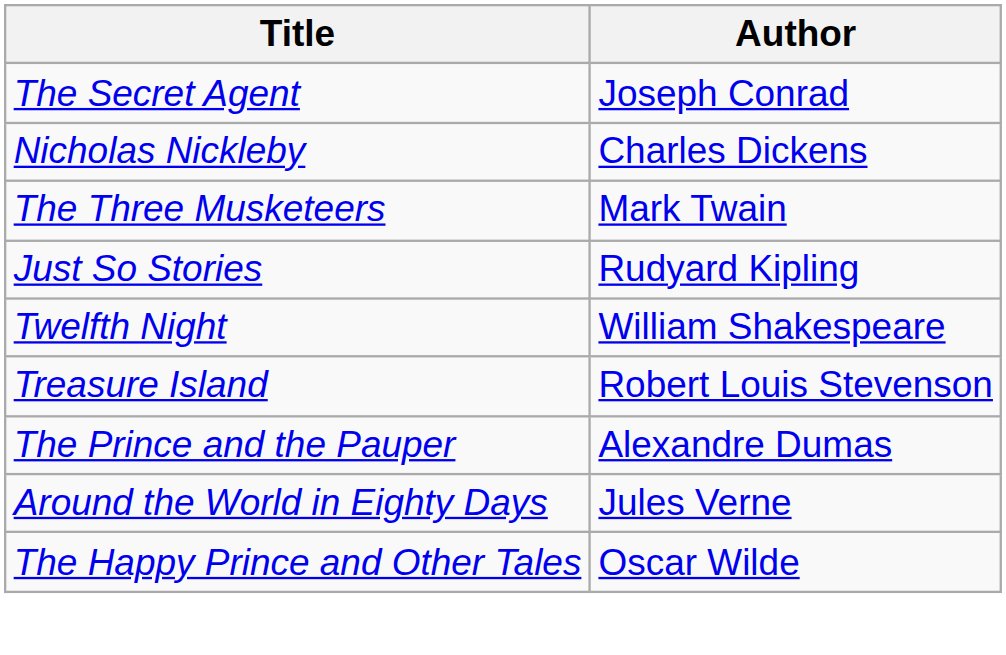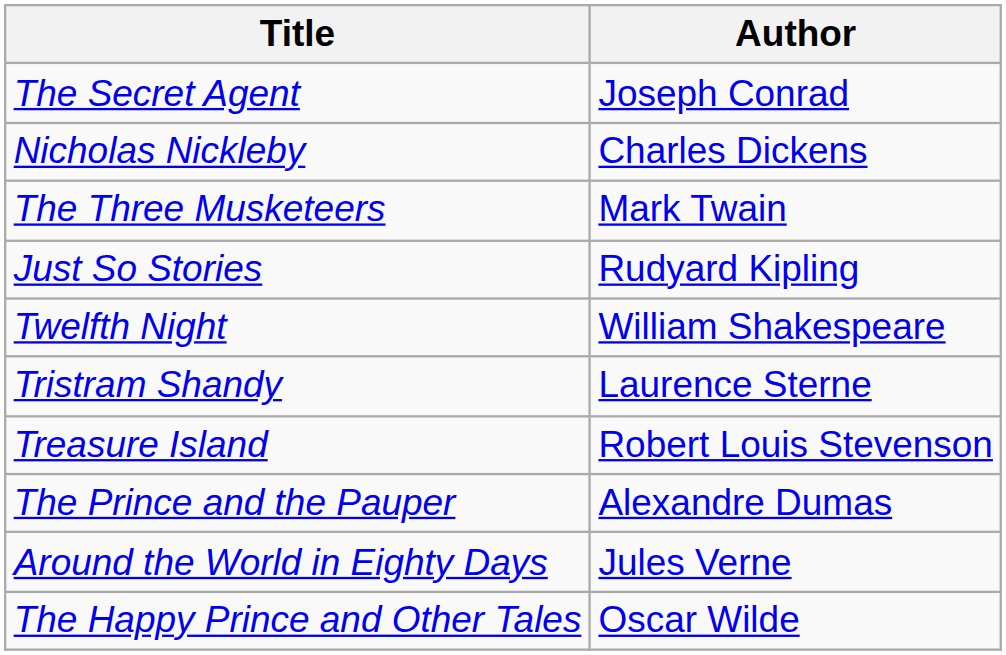+ row: (148, 385)
